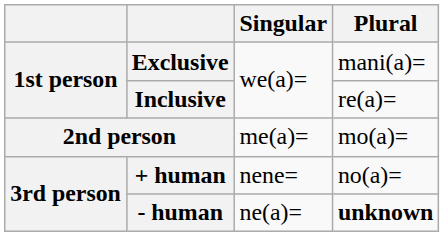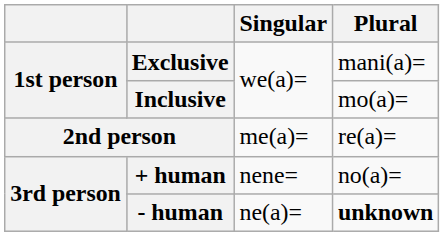(367, 99) re(a)= -> (373, 99) mo(a)=
(373, 136) mo(a)= -> (367, 136) re(a)=
